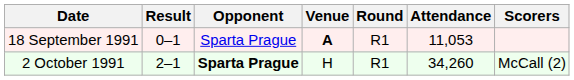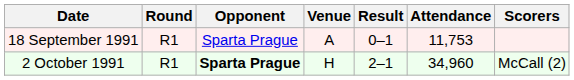columns swapped: (380, 16) <-> (168, 16)
(327, 39) bold -> (329, 39) normal
(451, 39) 11,053 -> (451, 39) 11,753
(451, 63) 34,260 -> (451, 63) 34,960
